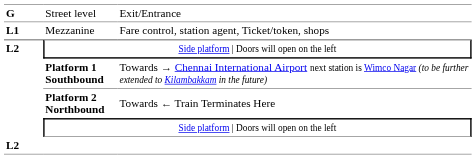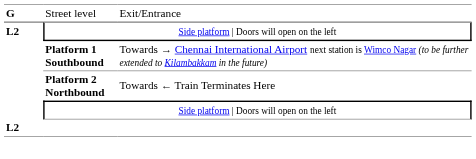- row: (70, 30)
